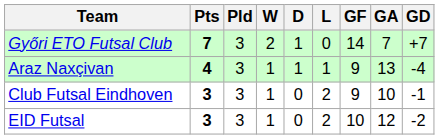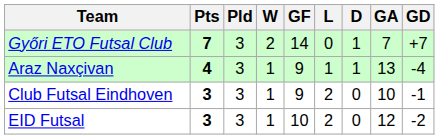columns swapped: (298, 17) <-> (355, 17)
